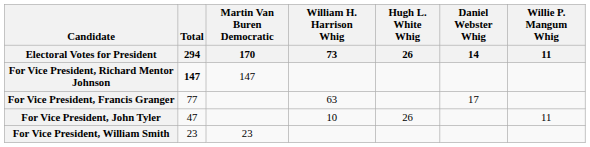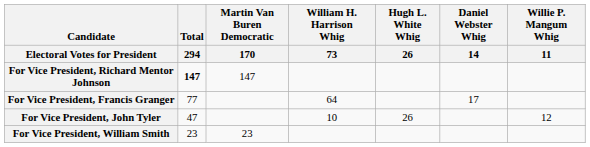(332, 100) 63 -> (332, 100) 64
(546, 117) 11 -> (546, 117) 12
